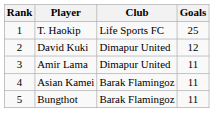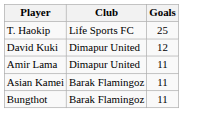- column: (20, 13)
